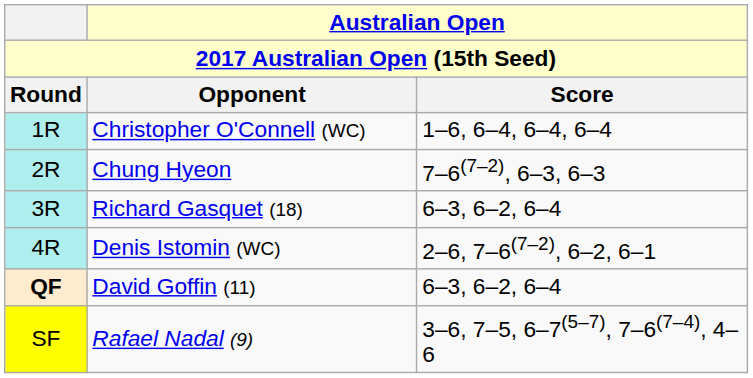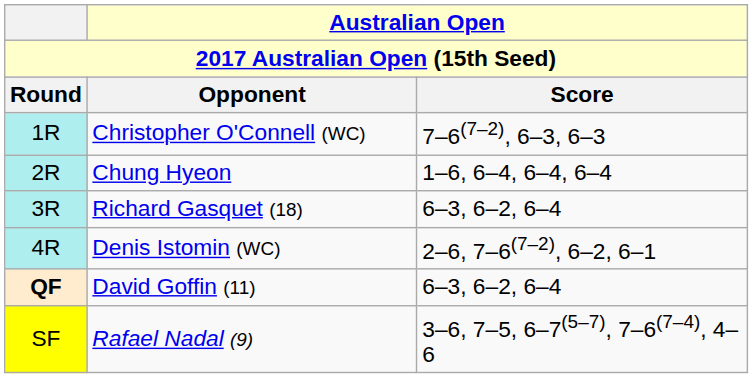(517, 130) 1–6, 6–4, 6–4, 6–4 -> (514, 133) 7–6(7–2), 6–3, 6–3
(514, 169) 7–6(7–2), 6–3, 6–3 -> (517, 172) 1–6, 6–4, 6–4, 6–4
